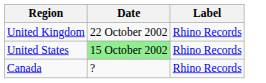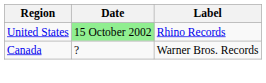- row: (46, 31)
(207, 68) Rhino Records -> (208, 50) Warner Bros. Records
